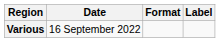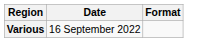- column: (199, 12)
